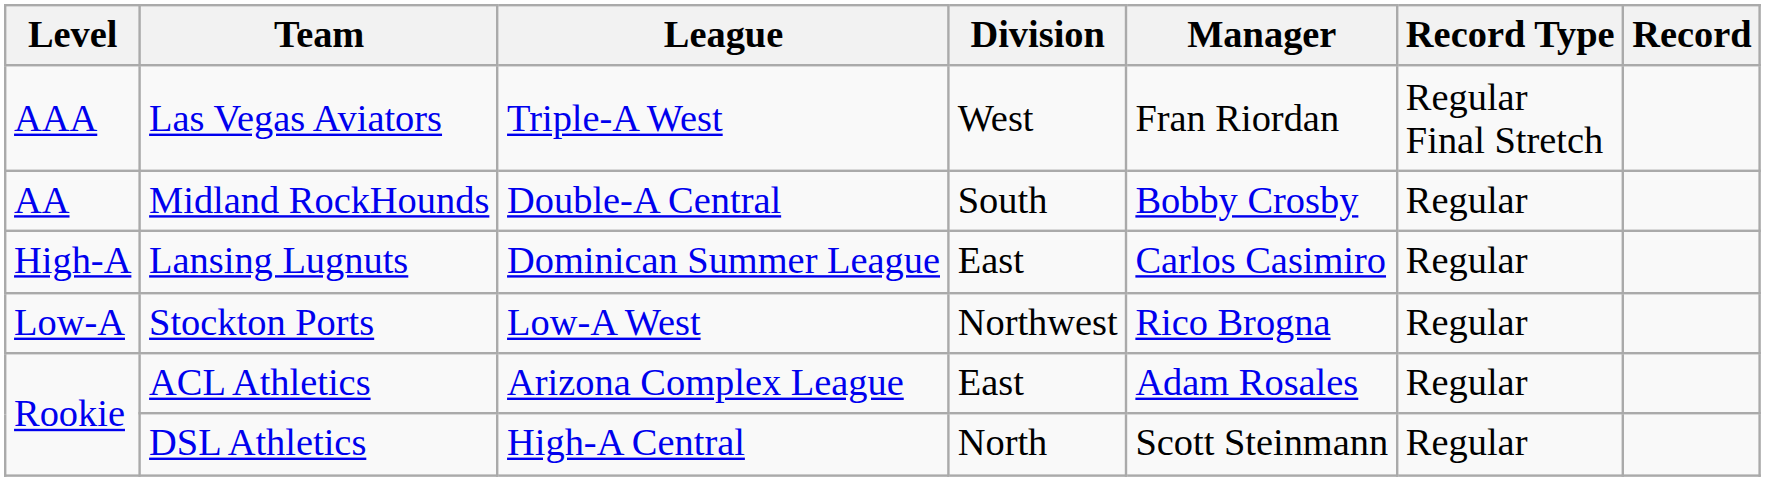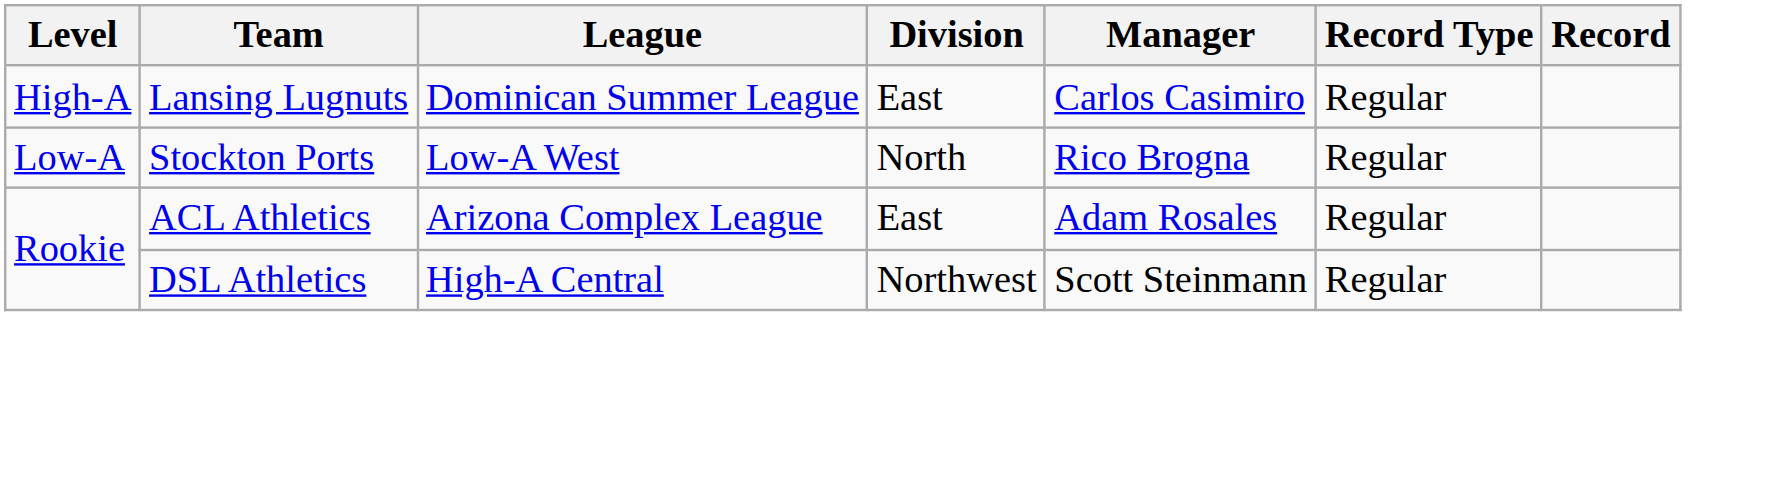- row: (296, 117)
- row: (319, 199)
(1038, 321) Northwest -> (921, 156) North
(1002, 443) North -> (957, 278) Northwest
